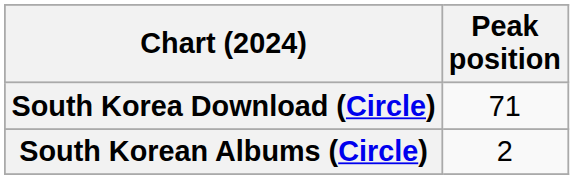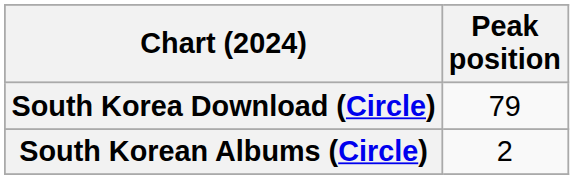(505, 105) 71 -> (505, 105) 79
